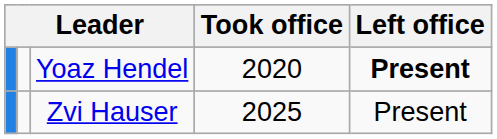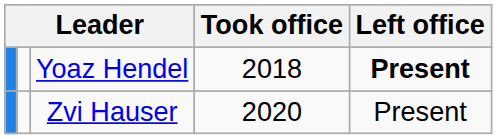(272, 68) 2020 -> (272, 68) 2018
(272, 111) 2025 -> (272, 111) 2020
